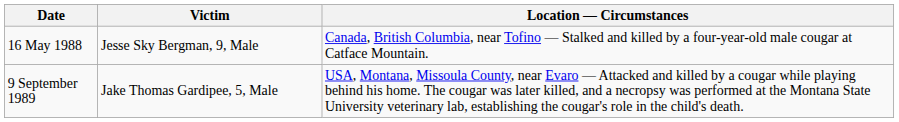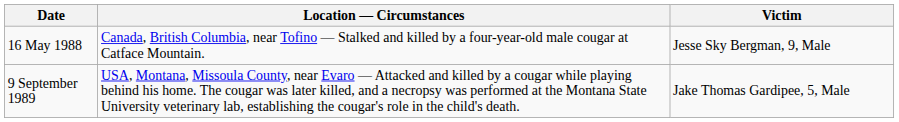columns swapped: (210, 15) <-> (608, 15)
